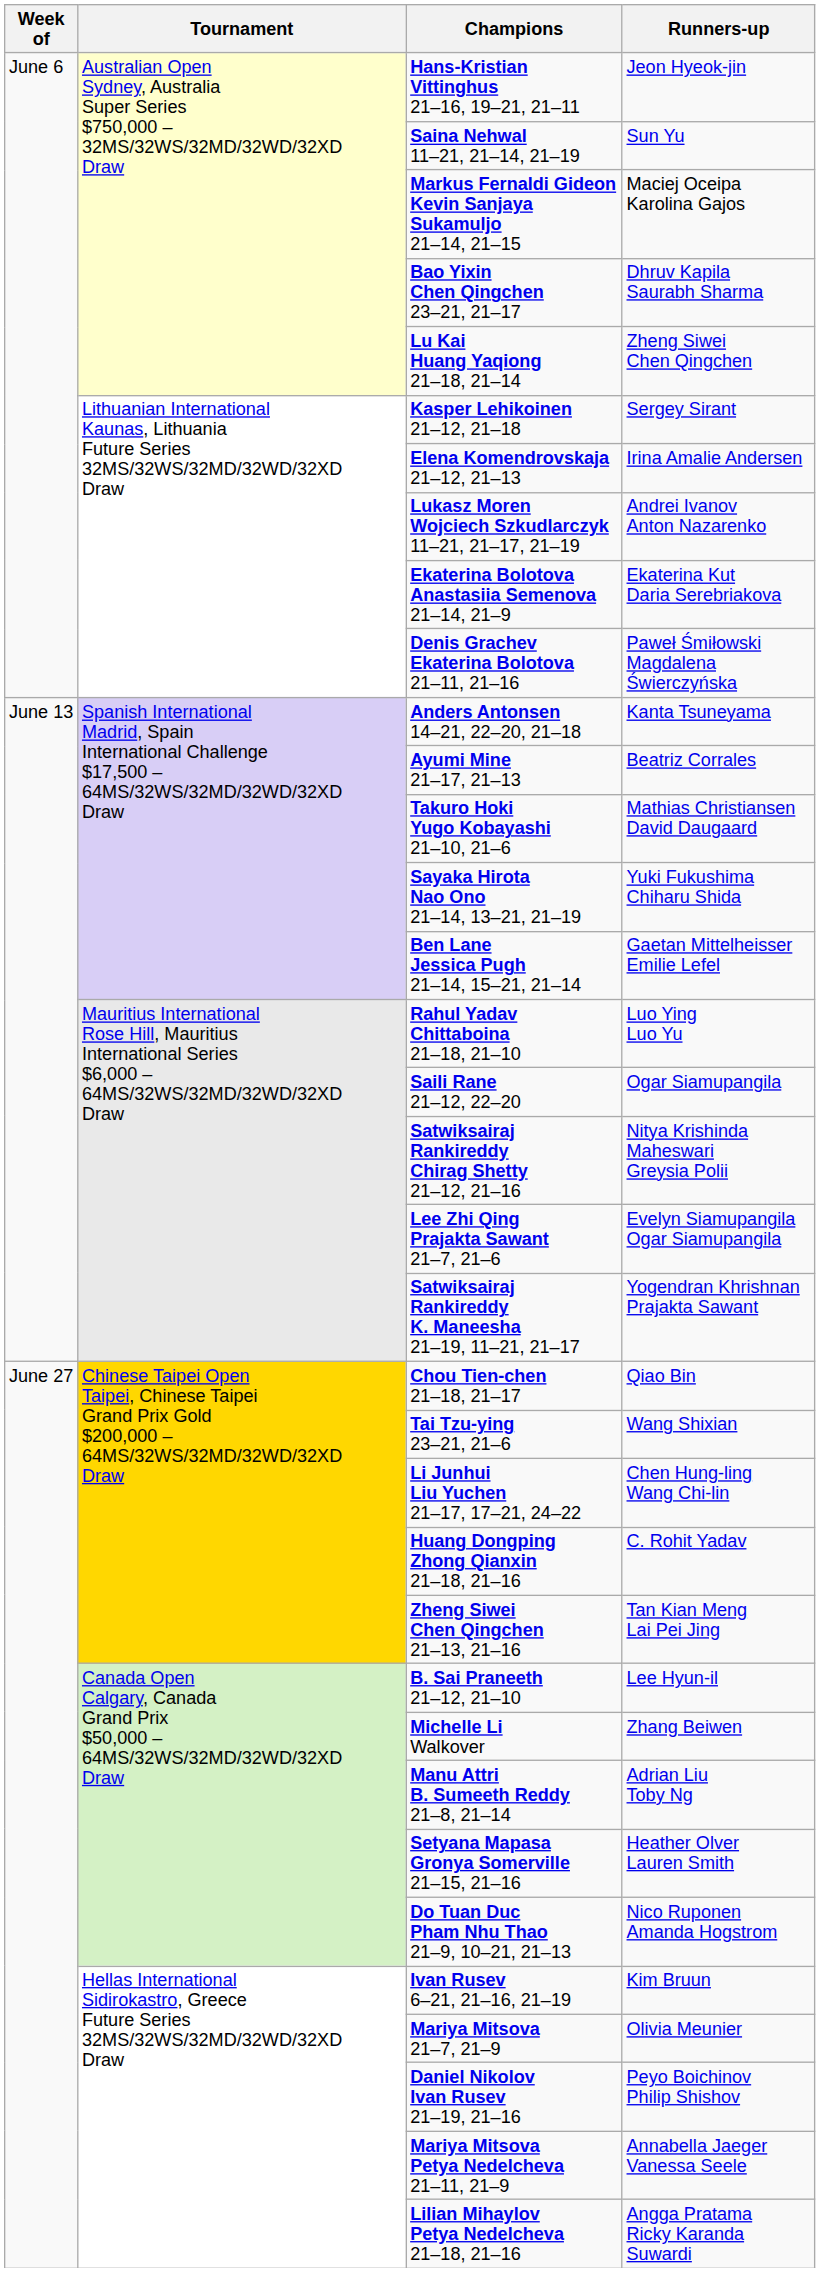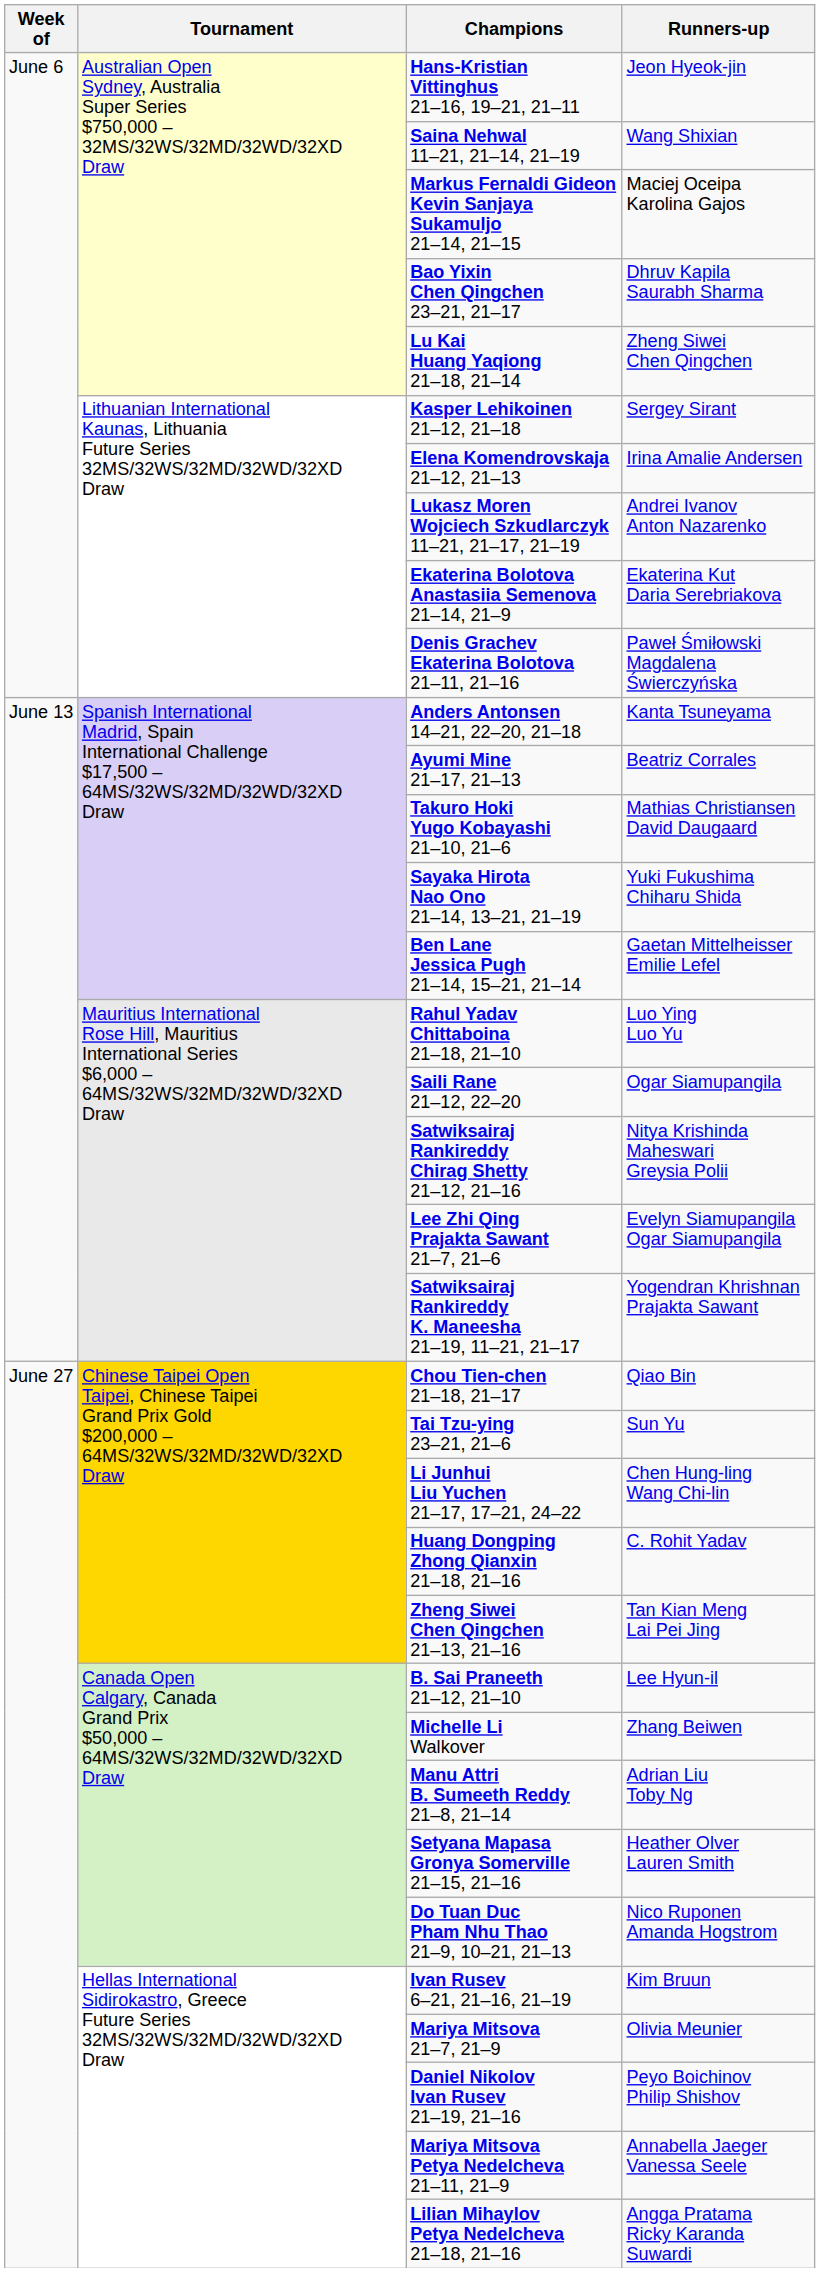(656, 135) Sun Yu -> (682, 135) Wang Shixian
(682, 1424) Wang Shixian -> (656, 1424) Sun Yu
